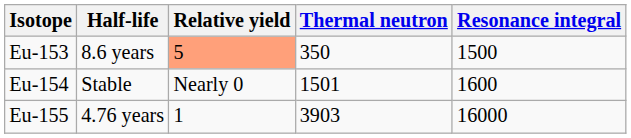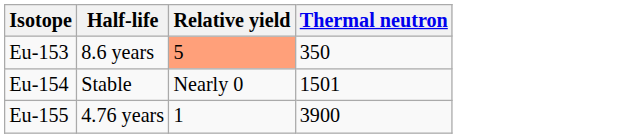- column: (539, 20)
(320, 116) 3903 -> (320, 116) 3900
